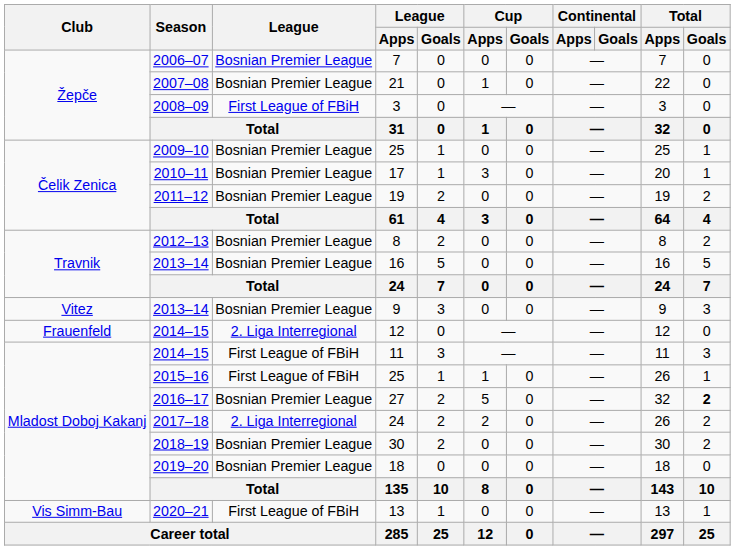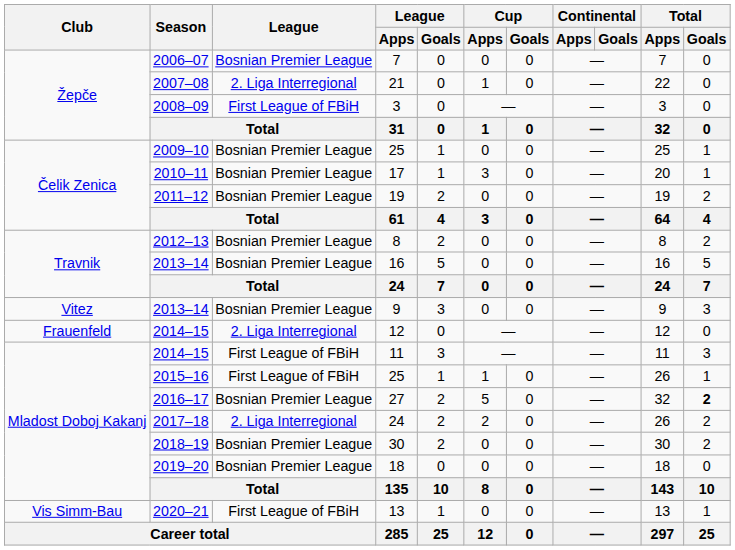(294, 84) Bosnian Premier League -> (294, 84) 2. Liga Interregional
